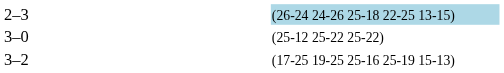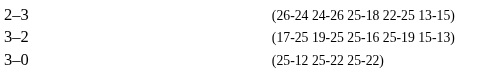(363, 15) lightblue background -> (363, 15) no background
rows swapped: (16, 59) <-> (16, 37)
